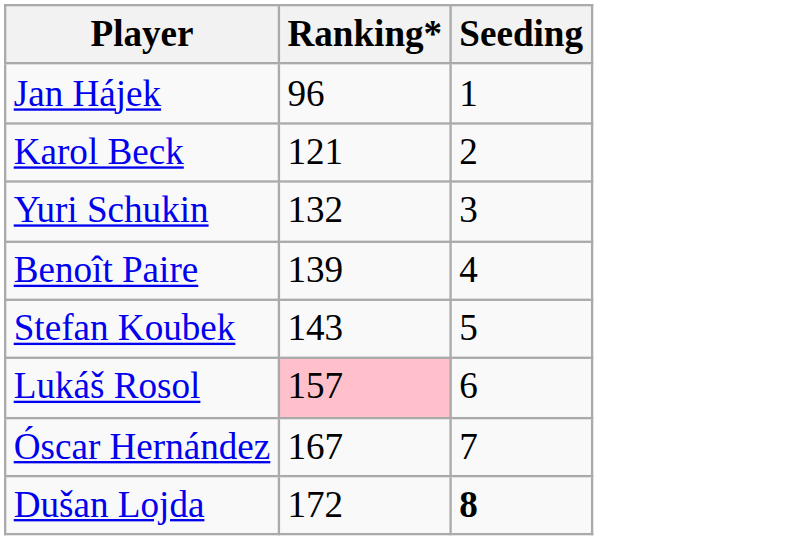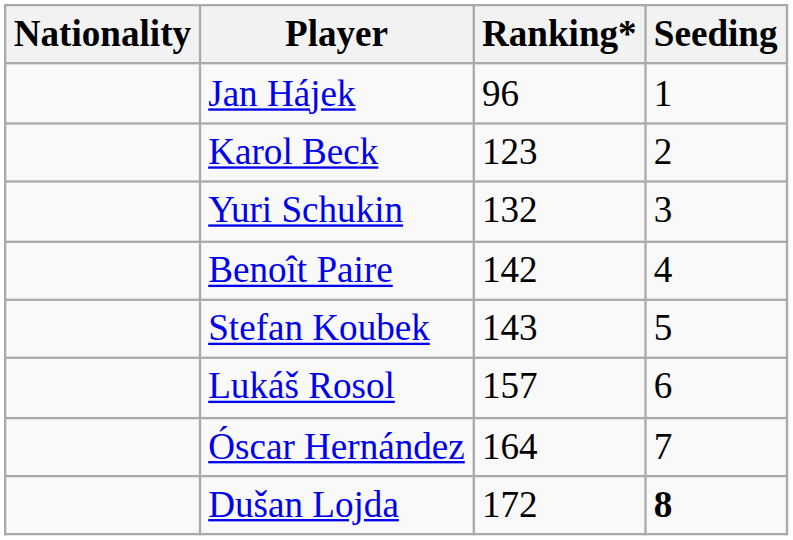+ column: (102, 33)
(315, 151) 121 -> (510, 151) 123
(315, 269) 139 -> (510, 269) 142
(315, 387) pink background -> (510, 387) no background
(315, 446) 167 -> (510, 446) 164
